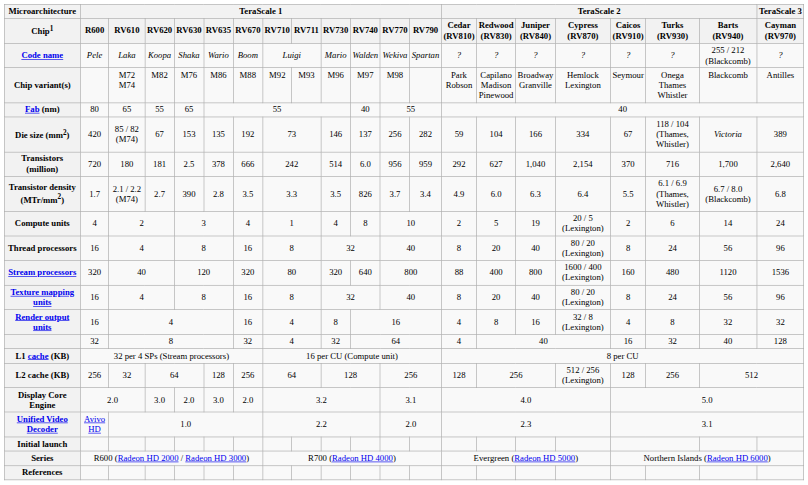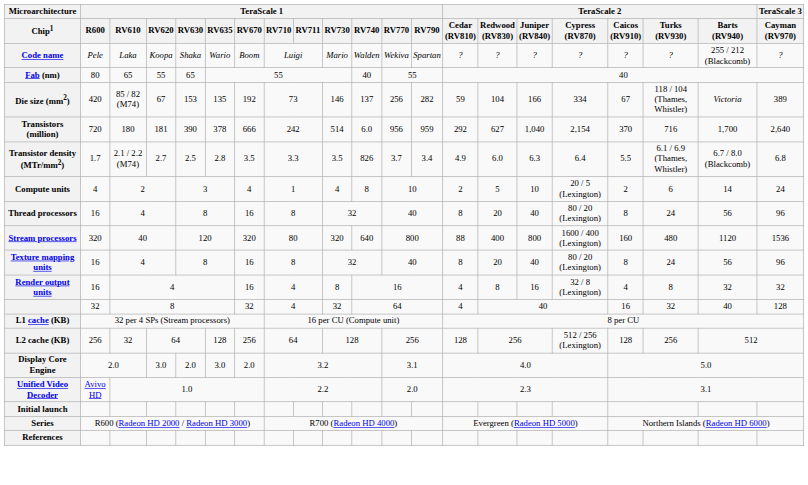- row: (42, 85)
(189, 163) 2.5 -> (190, 129) 390
(189, 193) 390 -> (190, 158) 2.5
(535, 223) 19 -> (535, 188) 10
